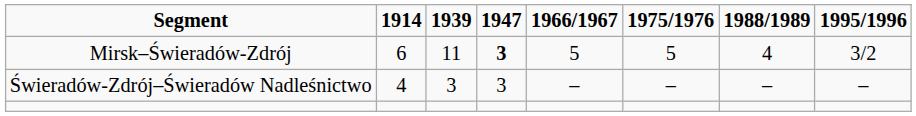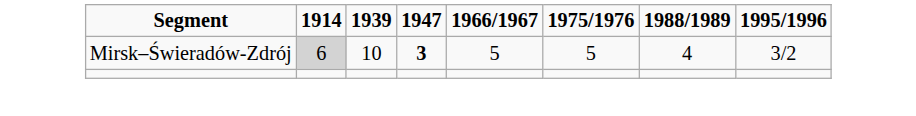(401, 52) no background -> (321, 52) lightgrey background
(451, 52) 11 -> (371, 52) 10
- row: (191, 85)
